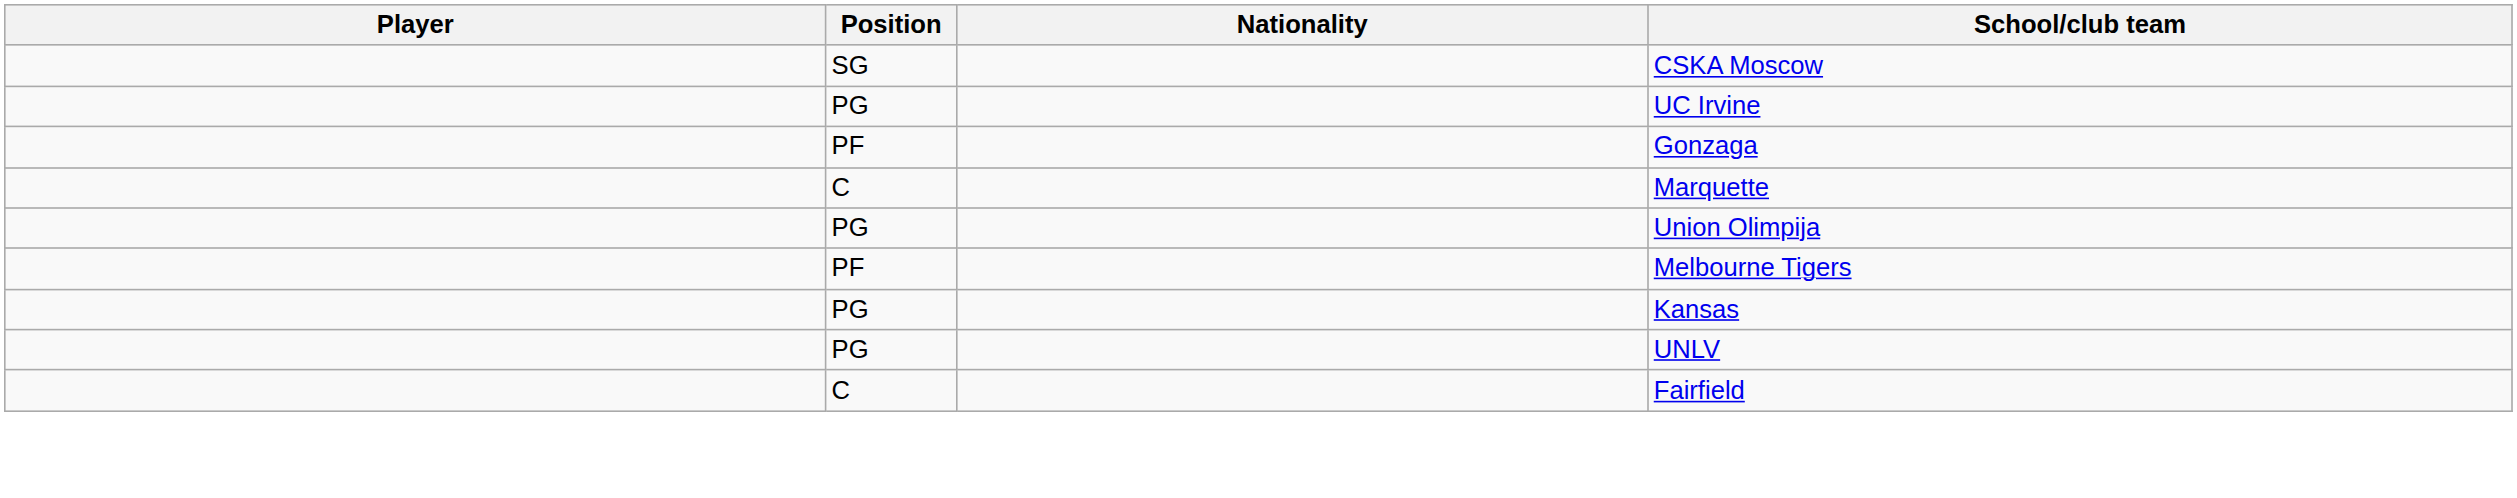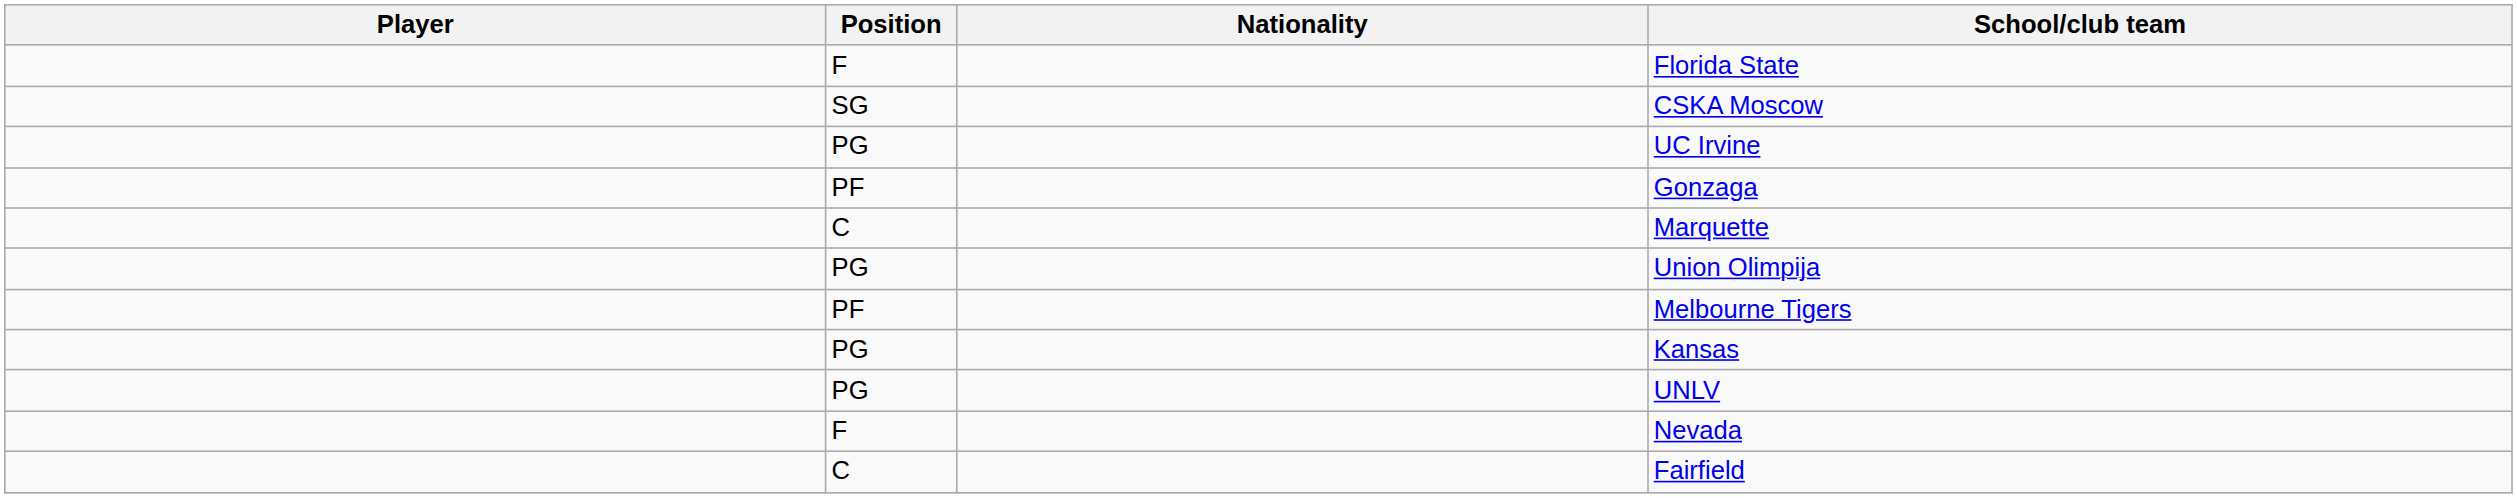+ row: (1726, 65)
+ row: (1698, 430)
